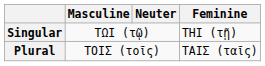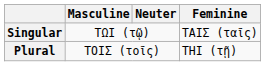(209, 32) ΤΗΙ (τῇ) -> (220, 32) ΤΑΙΣ (ταῖς)
(220, 51) ΤΑΙΣ (ταῖς) -> (209, 51) ΤΗΙ (τῇ)
